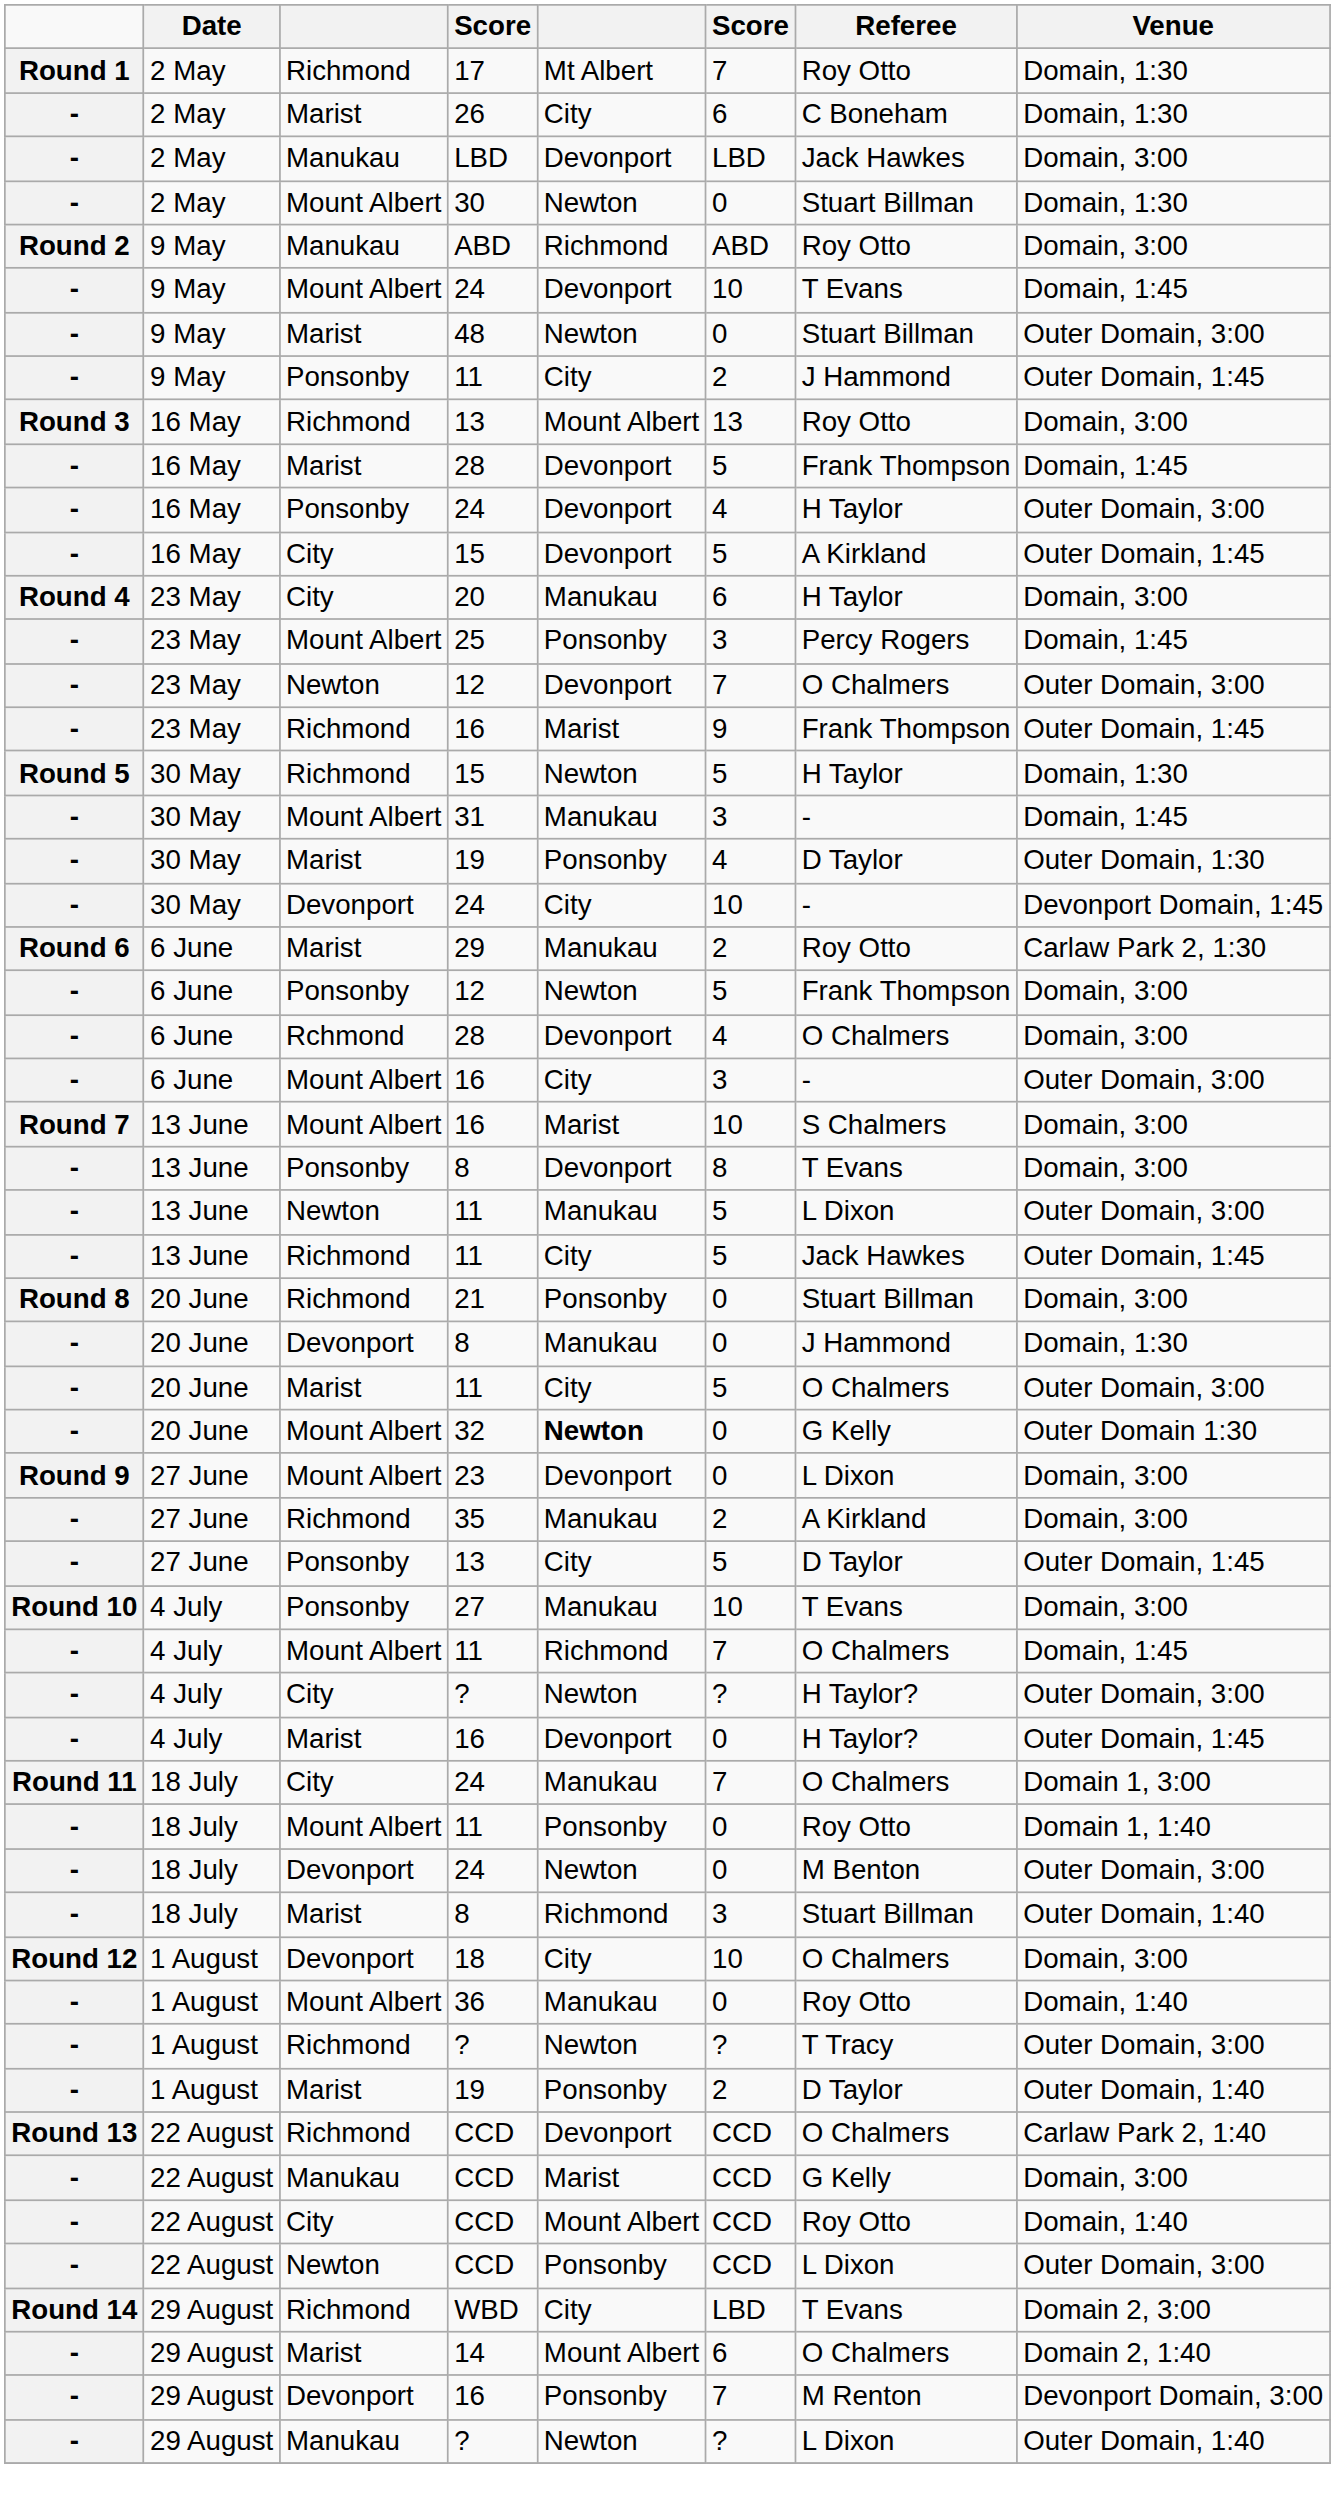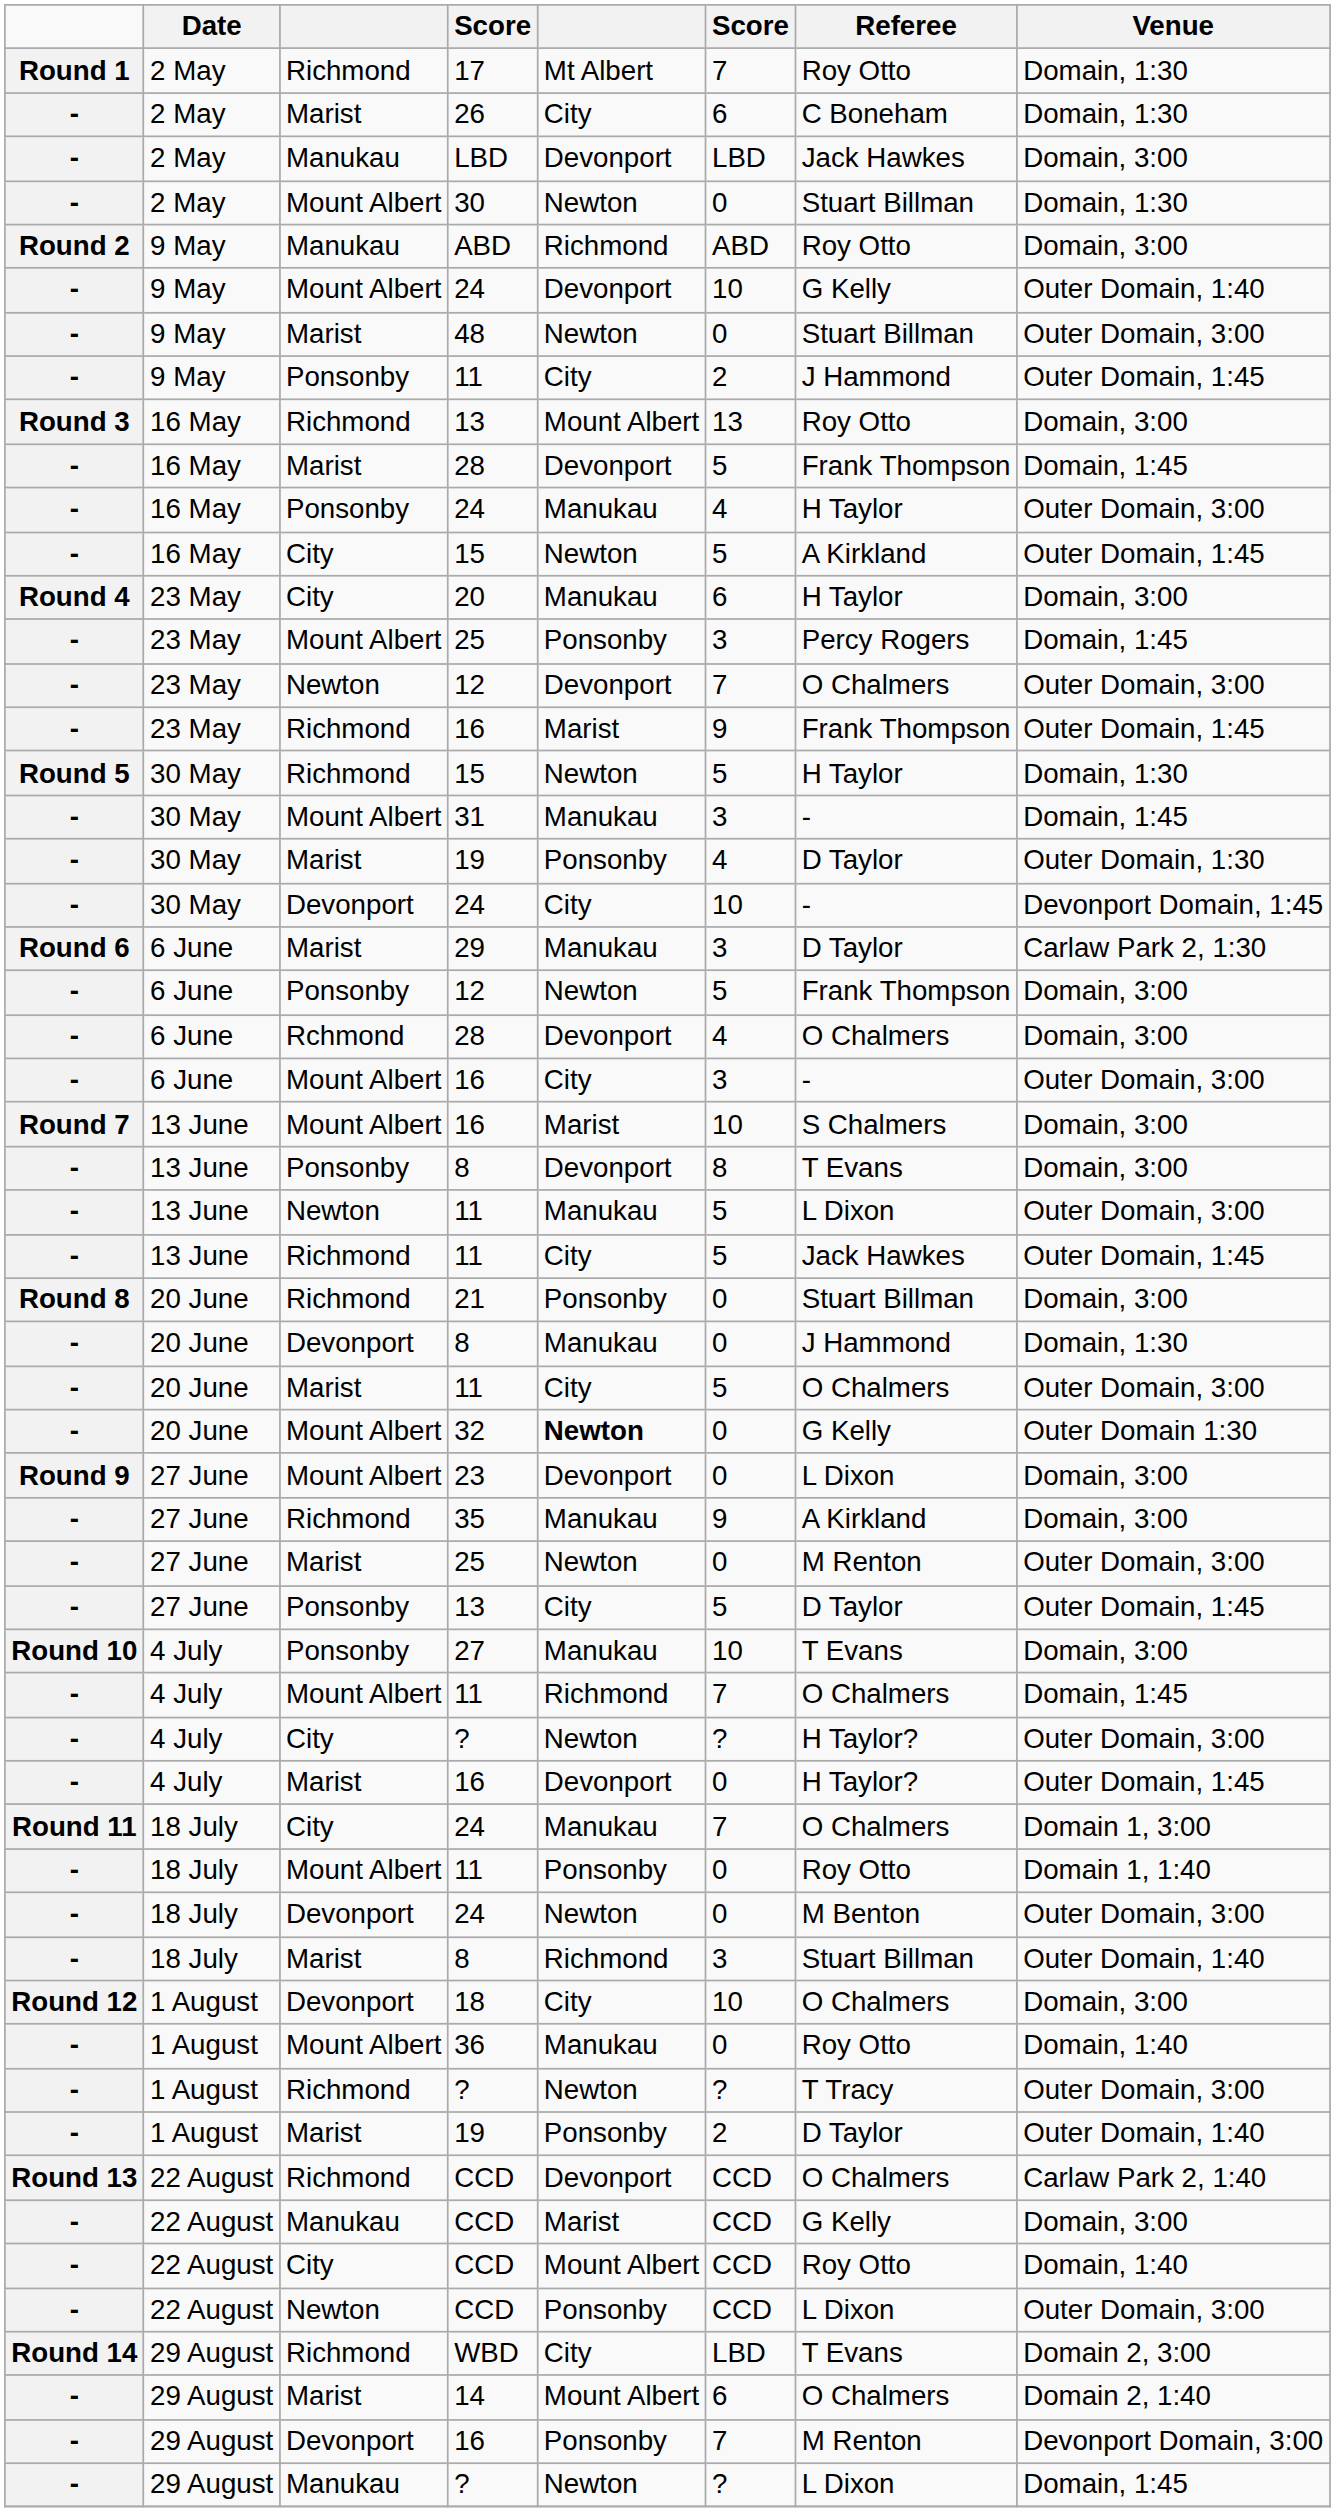(852, 289) T Evans -> (846, 289) G Kelly
(1106, 289) Domain, 1:45 -> (1144, 289) Outer Domain, 1:40
(608, 509) Devonport -> (601, 509) Manukau
(608, 553) Devonport -> (591, 553) Newton
(720, 948) 2 -> (720, 948) 3
(856, 948) Roy Otto -> (852, 948) D Taylor
(720, 1519) 2 -> (720, 1519) 9
+ row: (324, 1562)
(1144, 2440) Outer Domain, 1:40 -> (1106, 2484) Domain, 1:45
